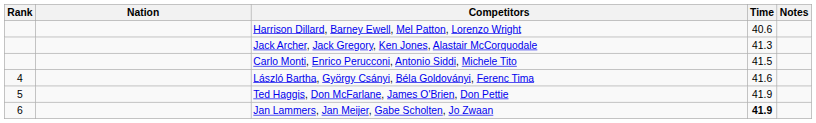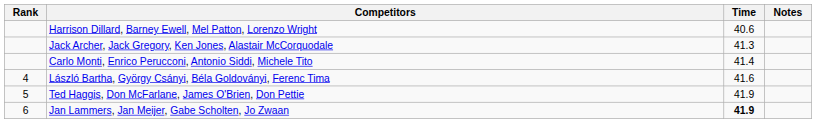- column: (143, 13)
(762, 62) 41.5 -> (744, 62) 41.4
